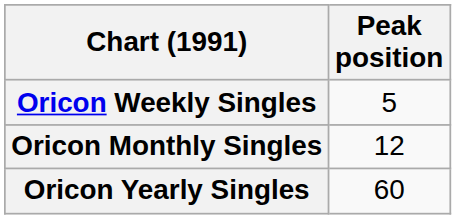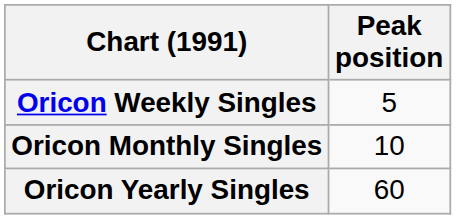(389, 146) 12 -> (389, 146) 10
